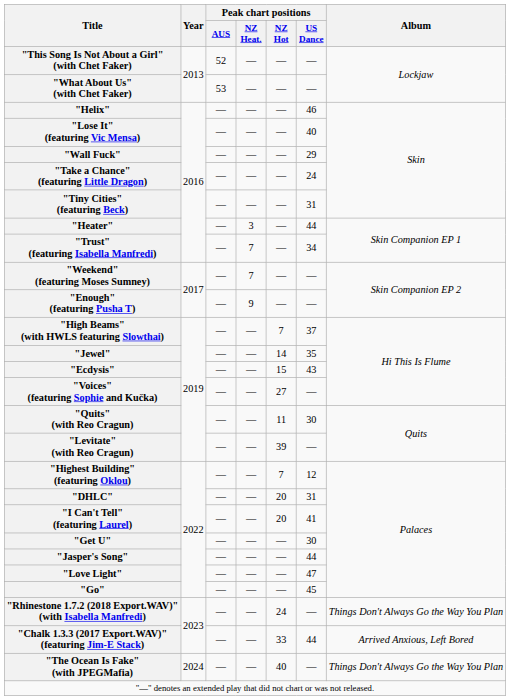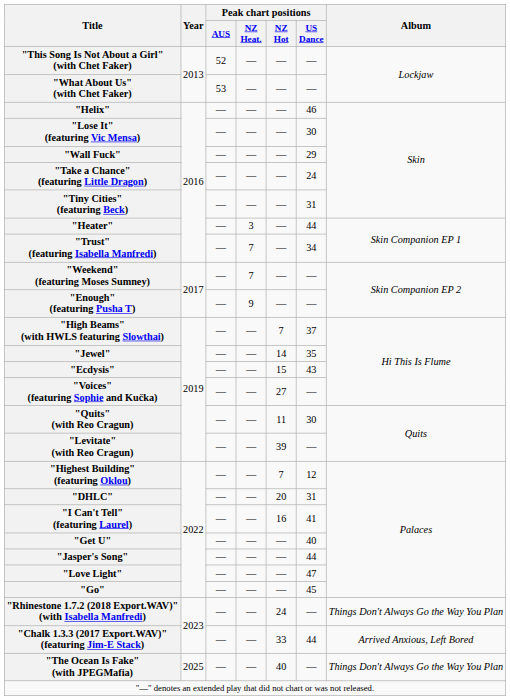(311, 132) 40 -> (311, 132) 30
(281, 519) 20 -> (281, 519) 16
(311, 541) 30 -> (311, 541) 40
(193, 667) 2024 -> (193, 667) 2025
